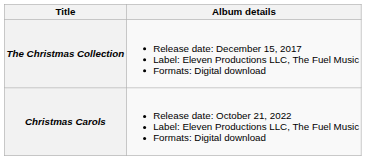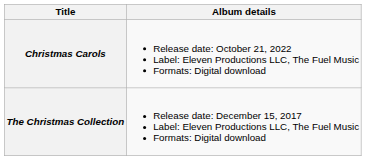rows swapped: (65, 53) <-> (65, 121)
